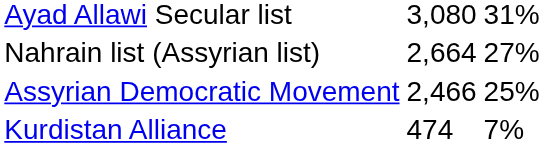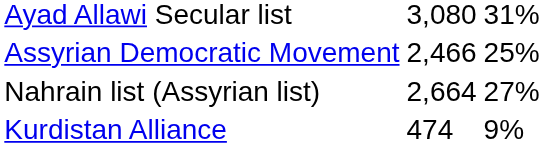rows swapped: (162, 53) <-> (202, 91)
(504, 130) 7% -> (504, 130) 9%
